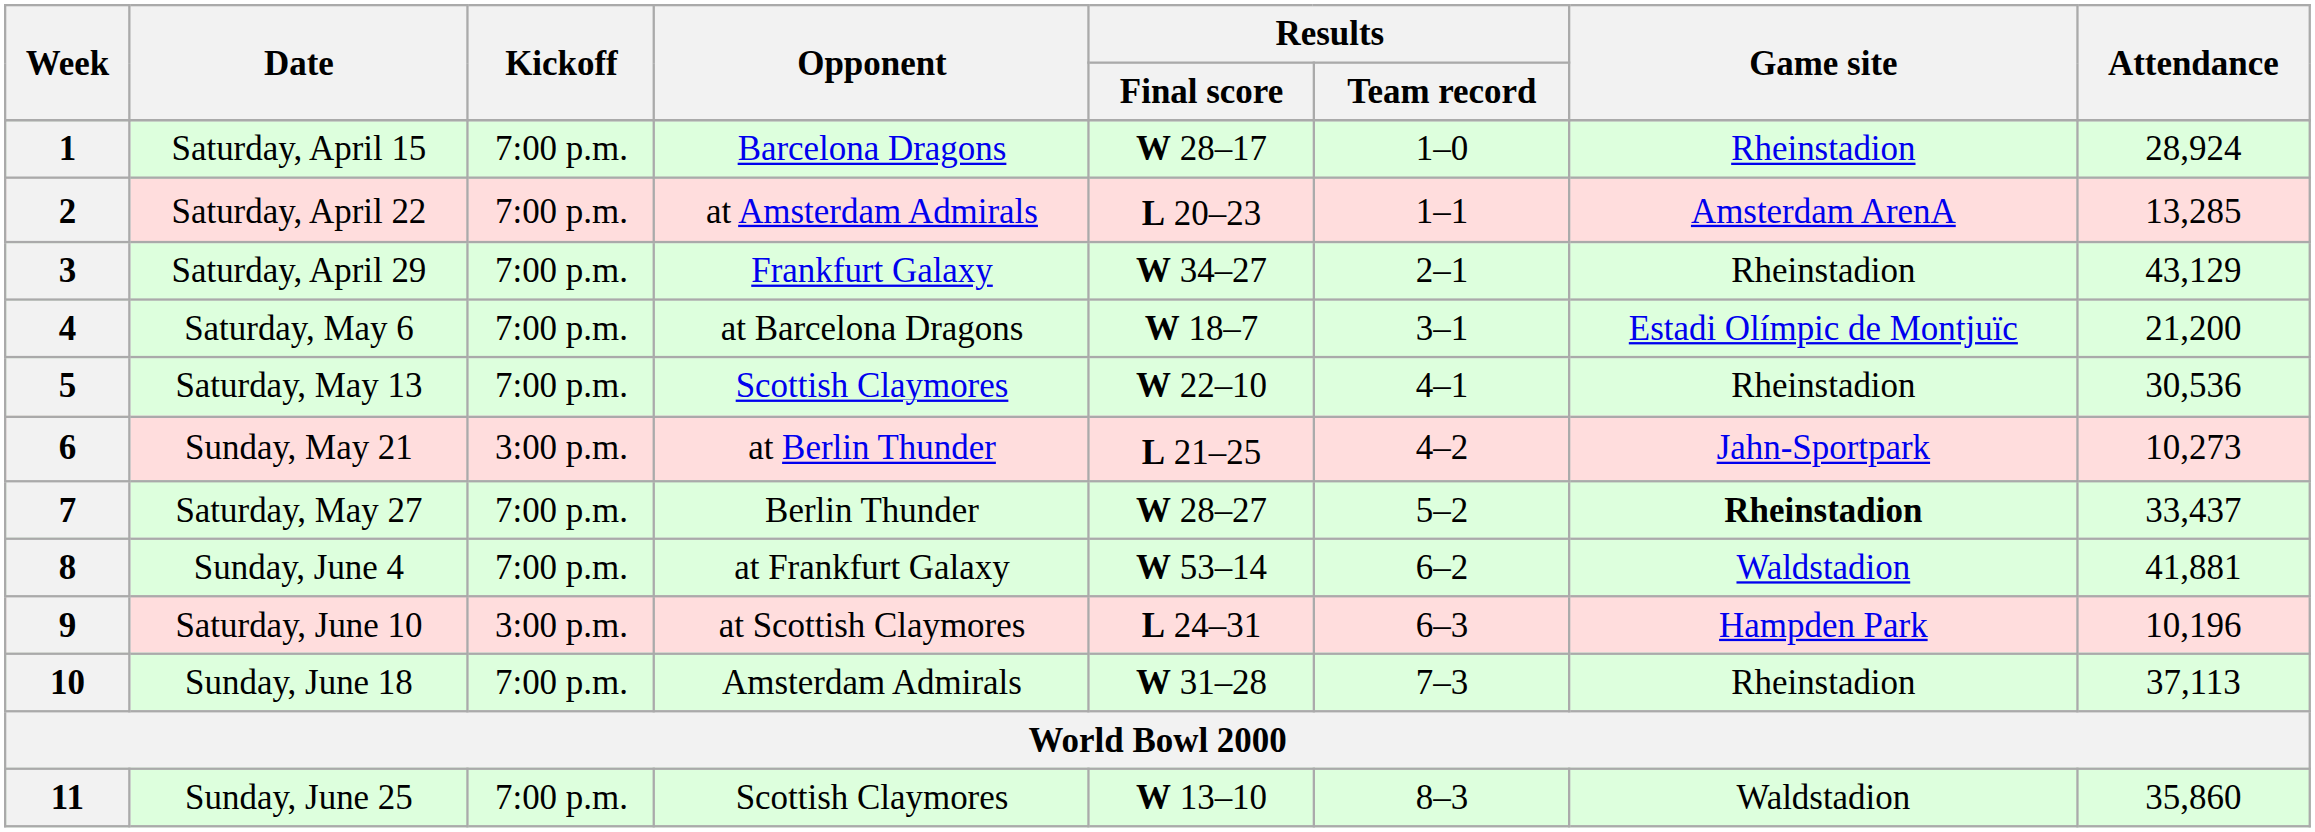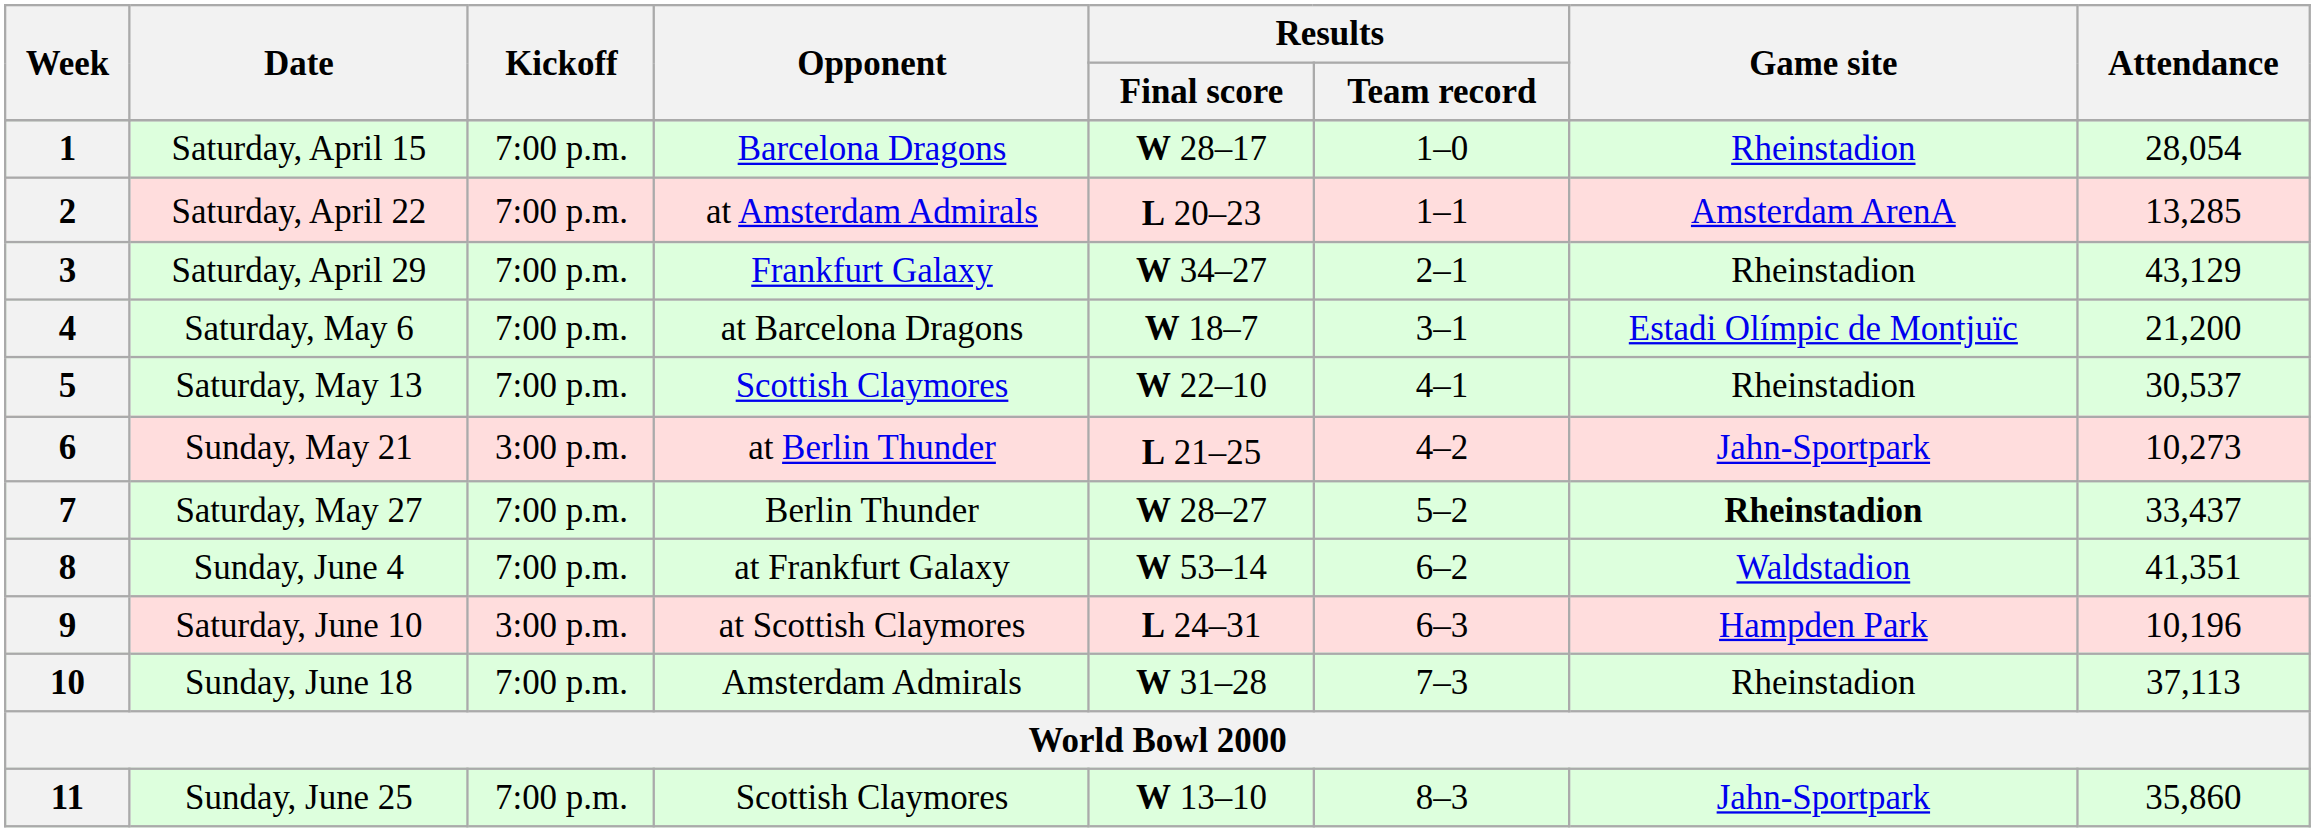(2193, 148) 28,924 -> (2193, 148) 28,054
(2193, 386) 30,536 -> (2193, 386) 30,537
(2193, 566) 41,881 -> (2193, 566) 41,351
(1823, 796) Waldstadion -> (1823, 796) Jahn-Sportpark
